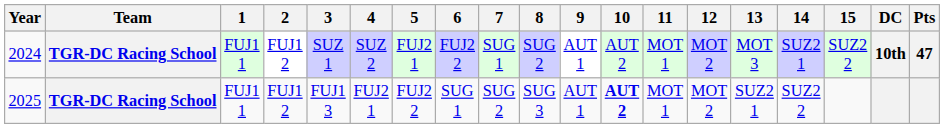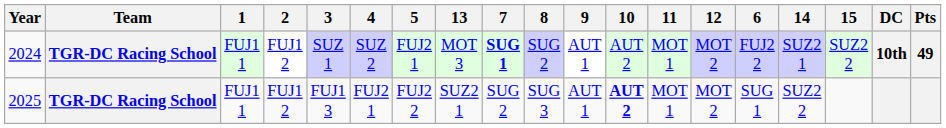columns swapped: (457, 17) <-> (754, 17)
(499, 54) normal -> (503, 54) bold
(924, 54) 47 -> (925, 54) 49
